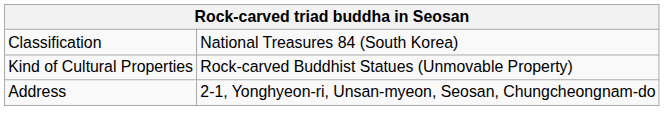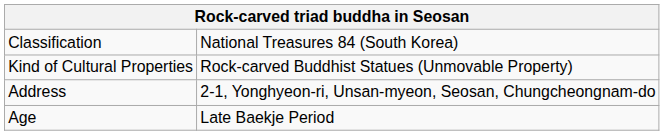+ row: (22, 117)
